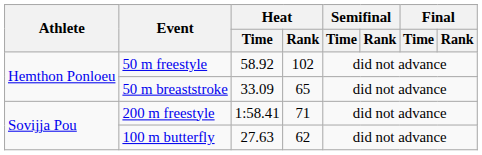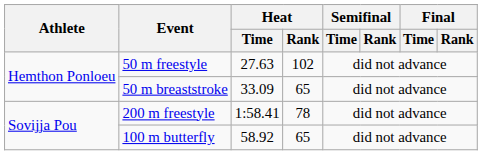(257, 64) 58.92 -> (257, 64) 27.63
(303, 113) 71 -> (303, 113) 78
(257, 138) 27.63 -> (257, 138) 58.92
(303, 138) 62 -> (303, 138) 65
